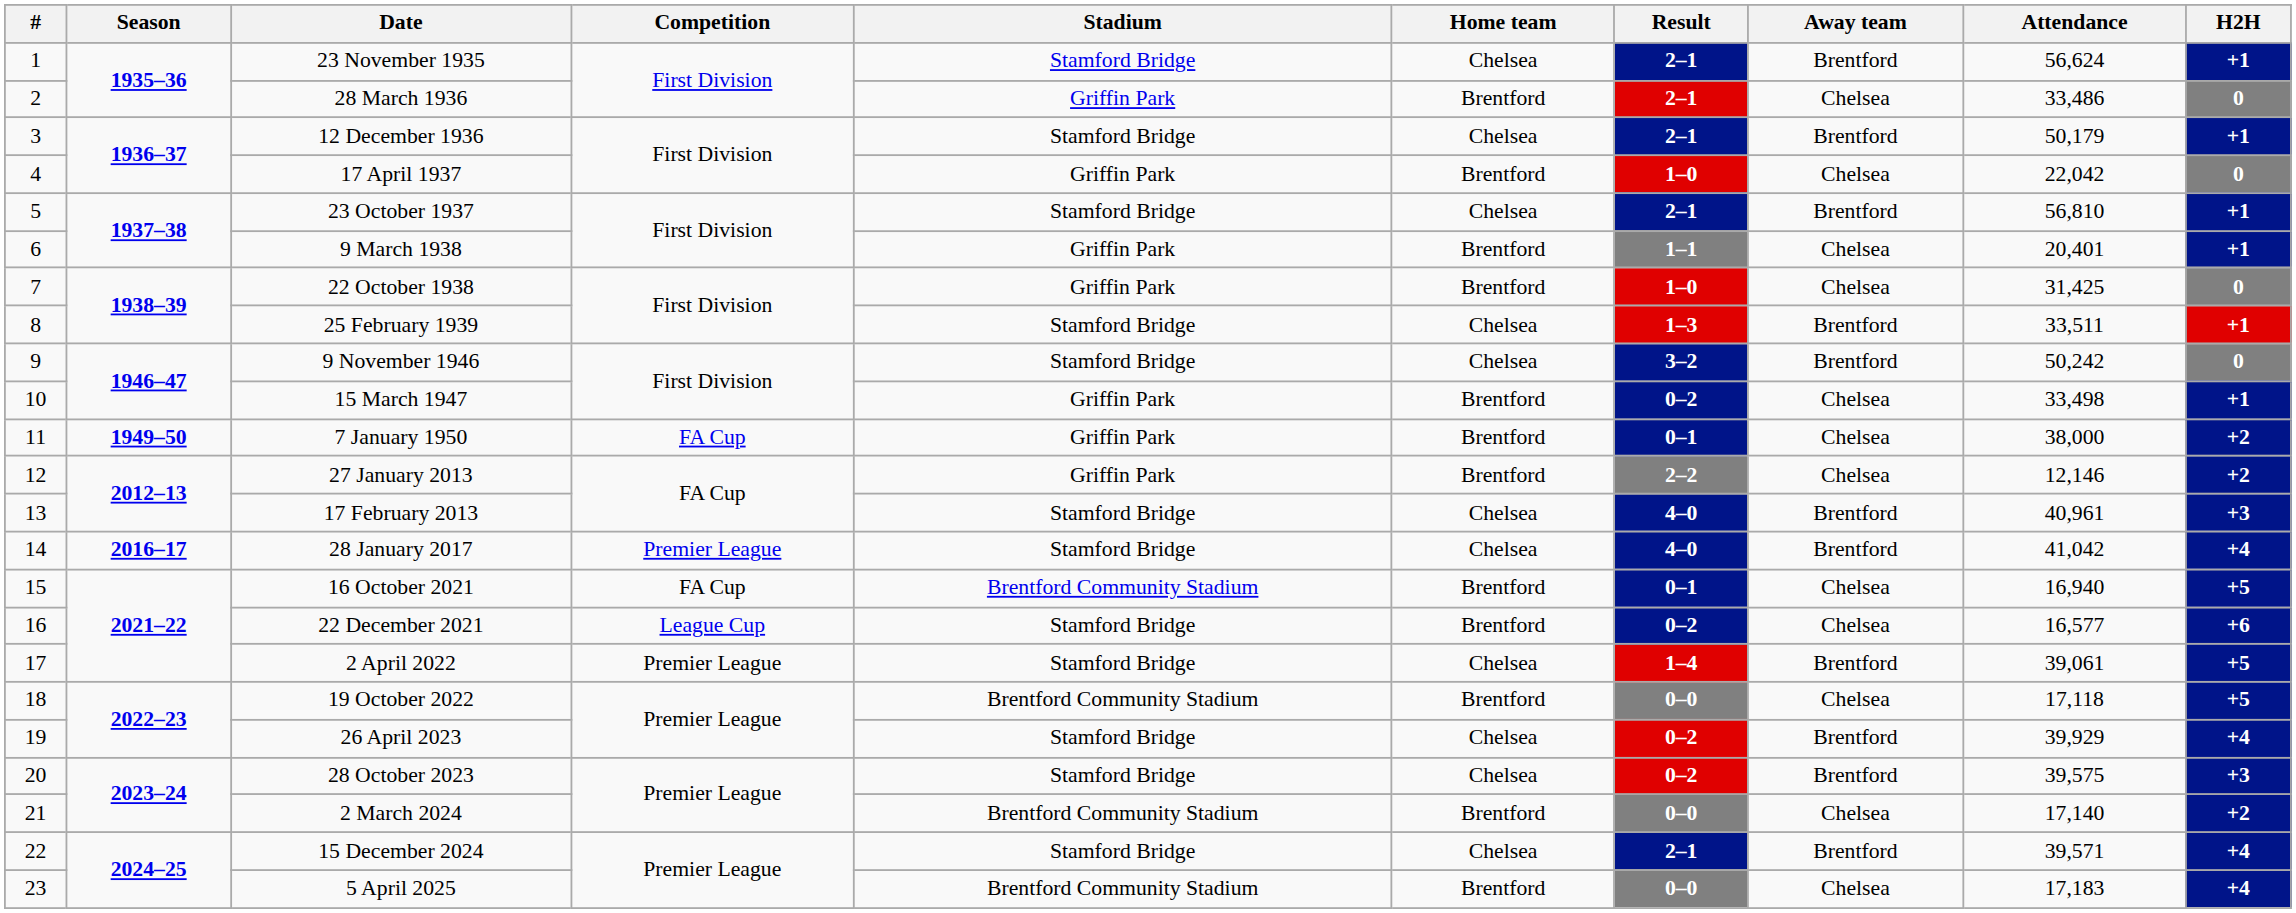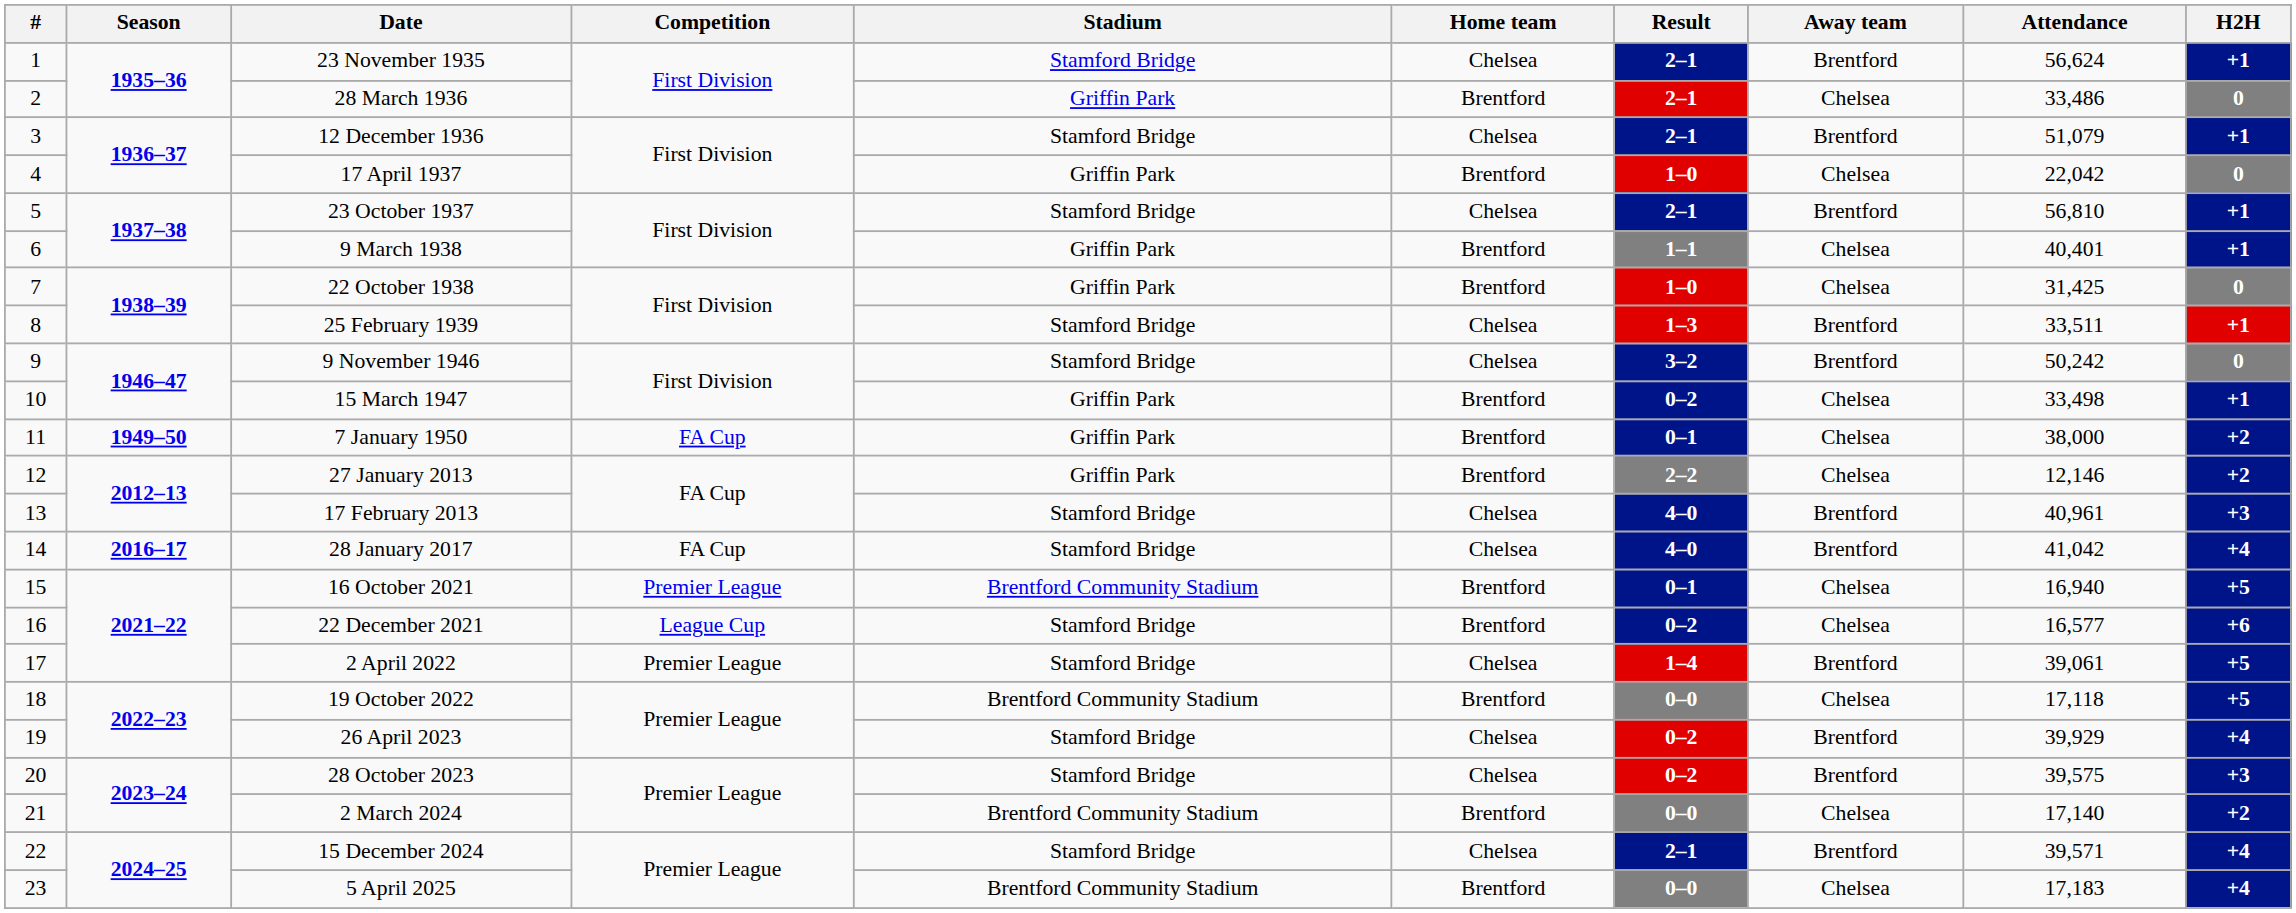(2075, 136) 50,179 -> (2075, 136) 51,079
(2075, 248) 20,401 -> (2075, 248) 40,401
(712, 549) Premier League -> (712, 549) FA Cup
(712, 587) FA Cup -> (712, 587) Premier League
